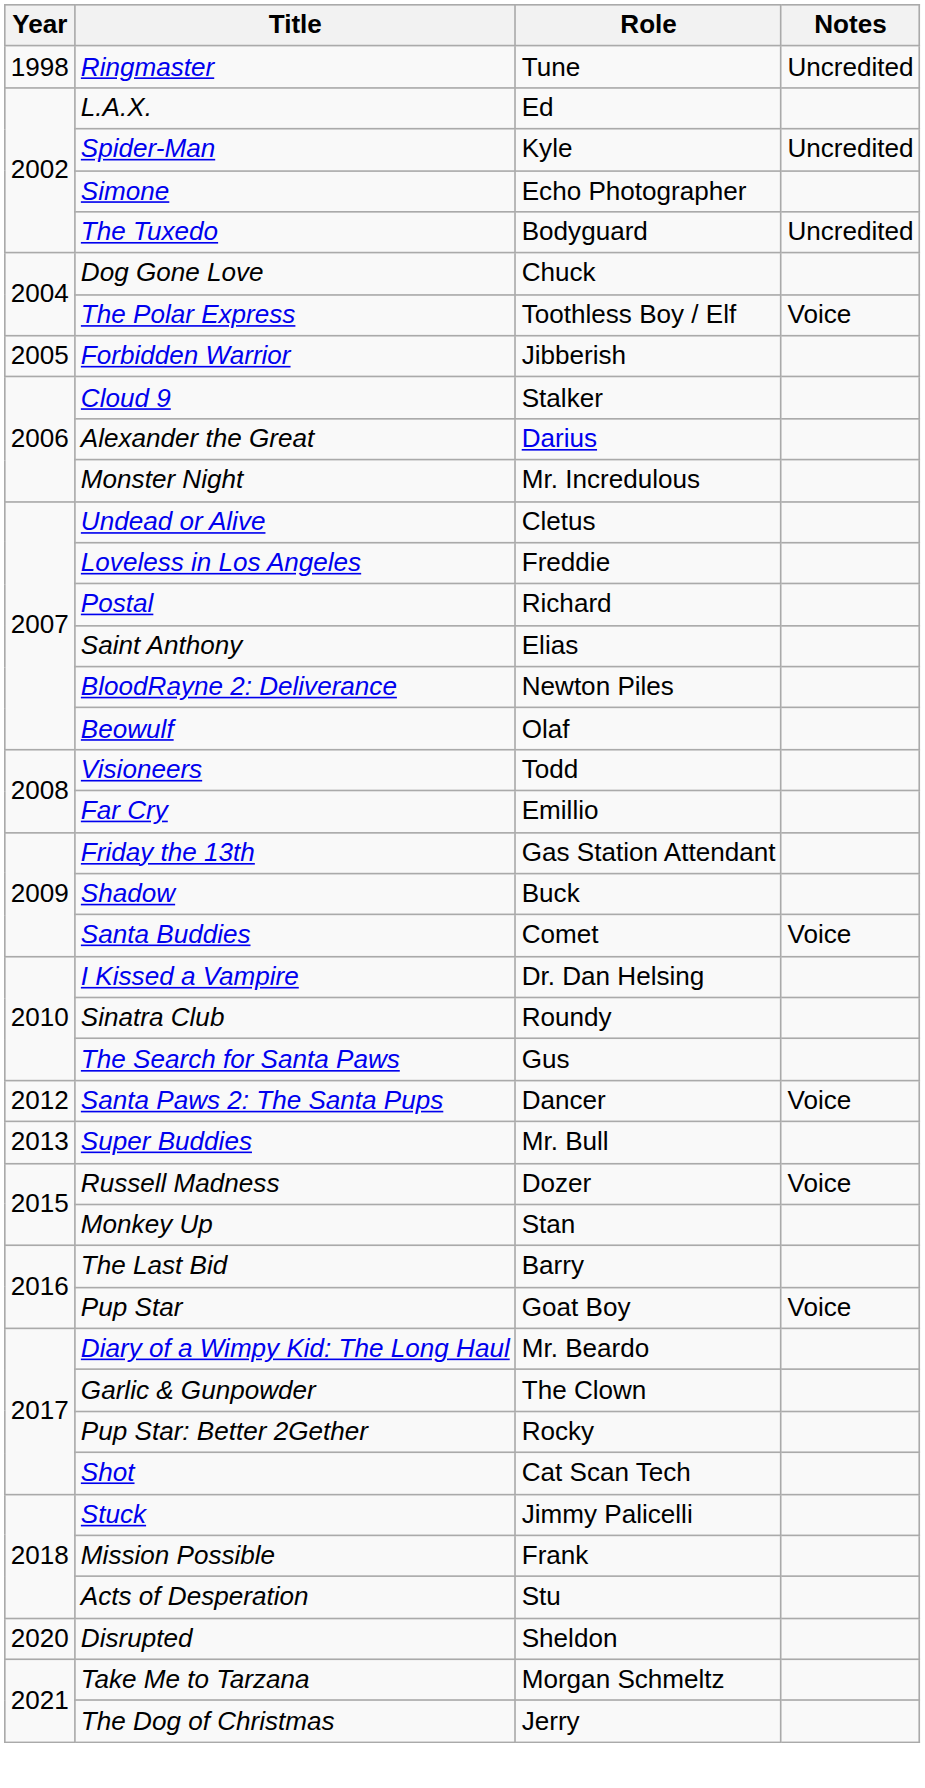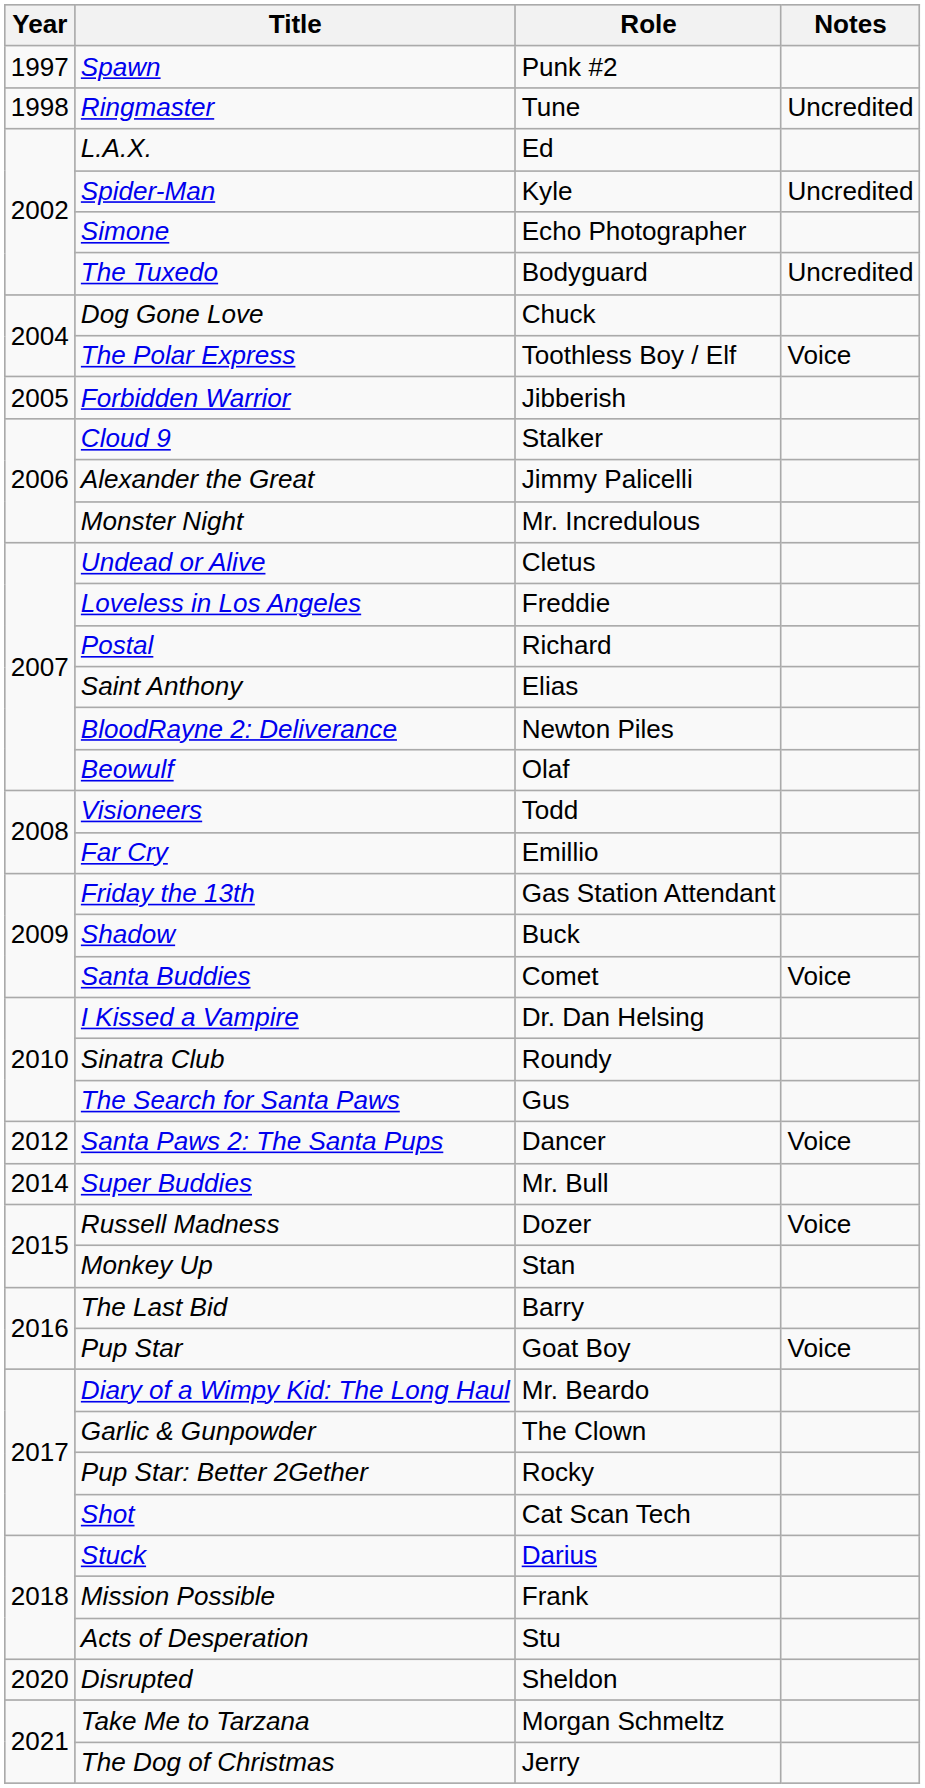+ row: (121, 66)
(559, 438) Darius -> (607, 480) Jimmy Palicelli
(40, 1141) 2013 -> (40, 1183) 2014
(607, 1514) Jimmy Palicelli -> (559, 1555) Darius
